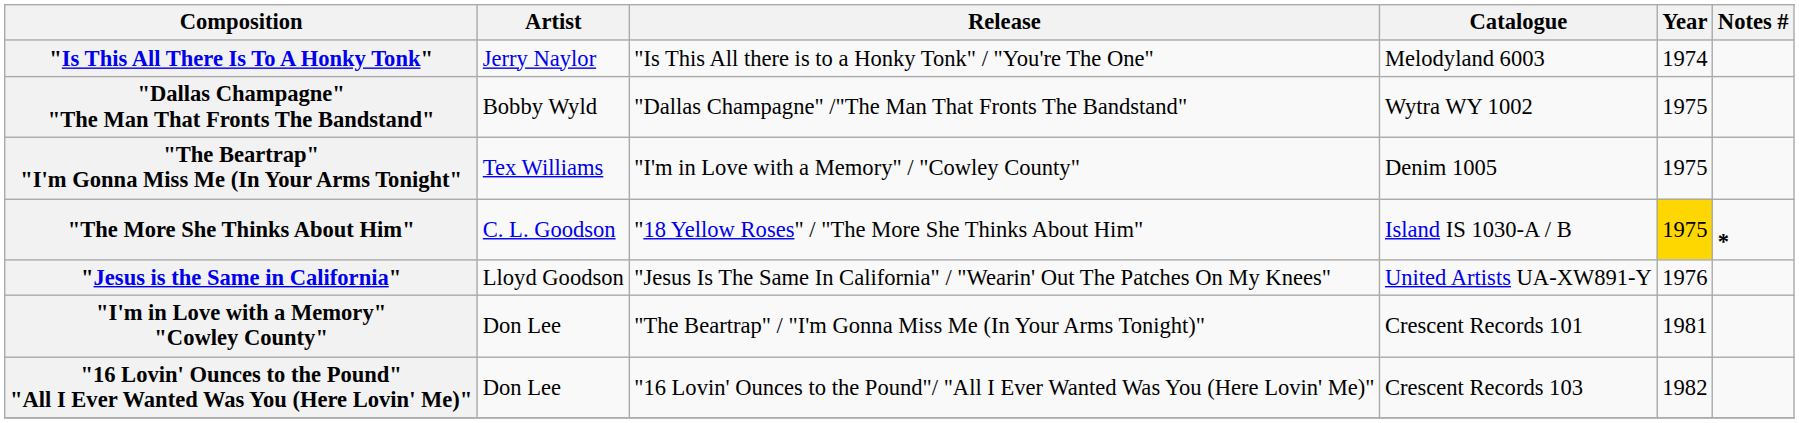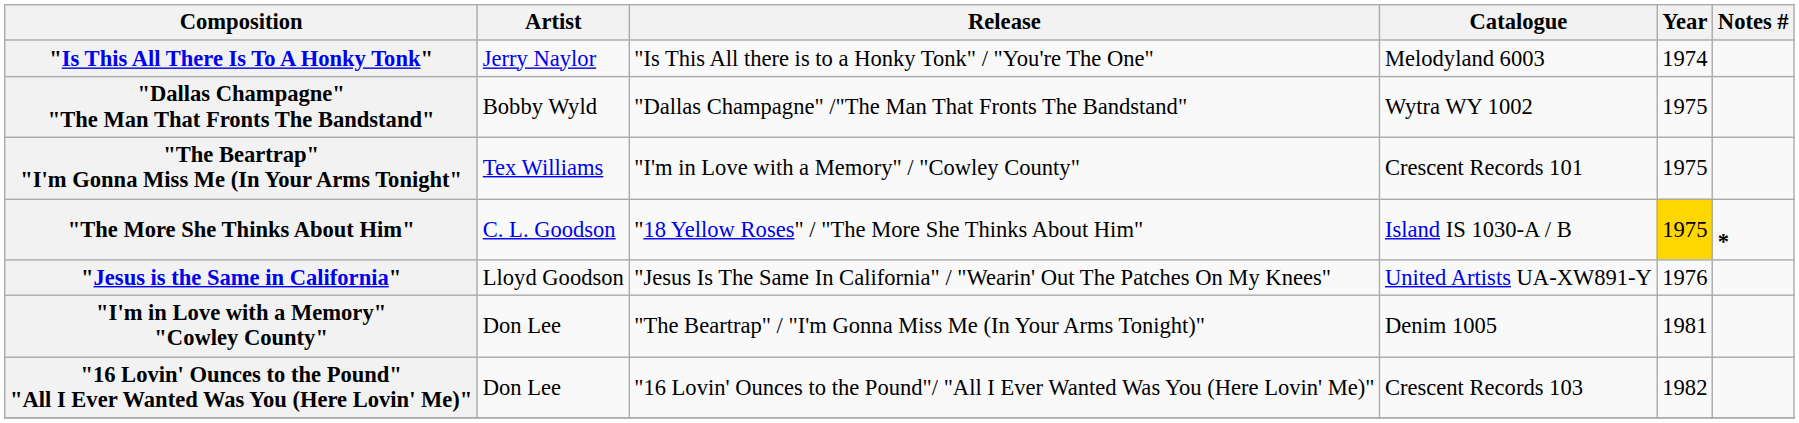(1441, 167) Denim 1005 -> (1484, 167) Crescent Records 101
(1484, 325) Crescent Records 101 -> (1441, 325) Denim 1005
